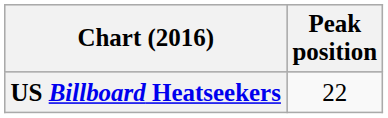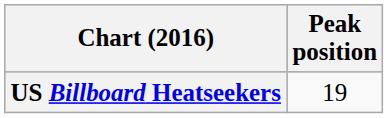(335, 91) 22 -> (335, 91) 19
